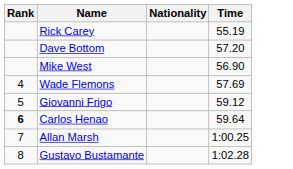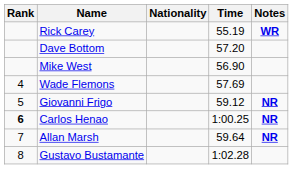+ column: (270, 13)
(230, 119) 59.64 -> (230, 119) 1:00.25
(230, 137) 1:00.25 -> (230, 137) 59.64
